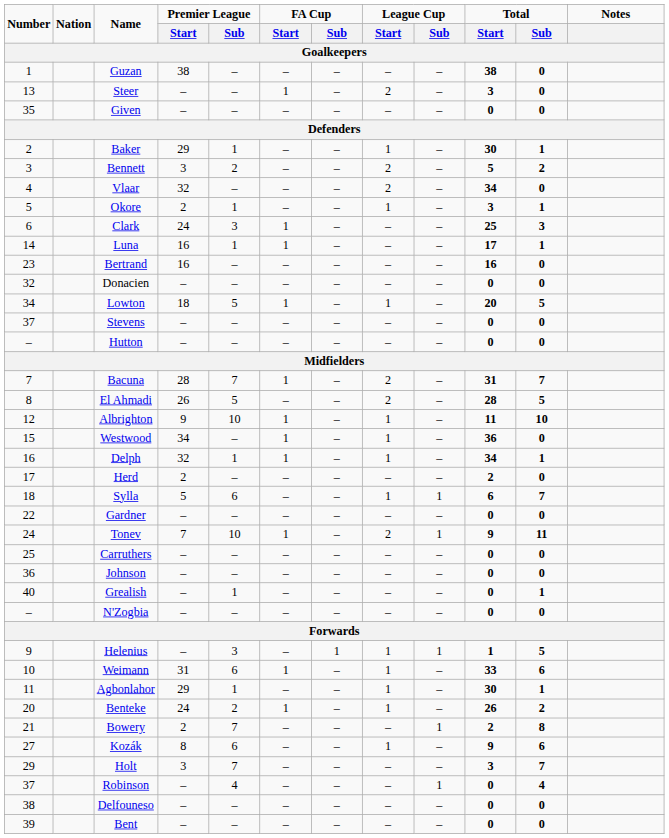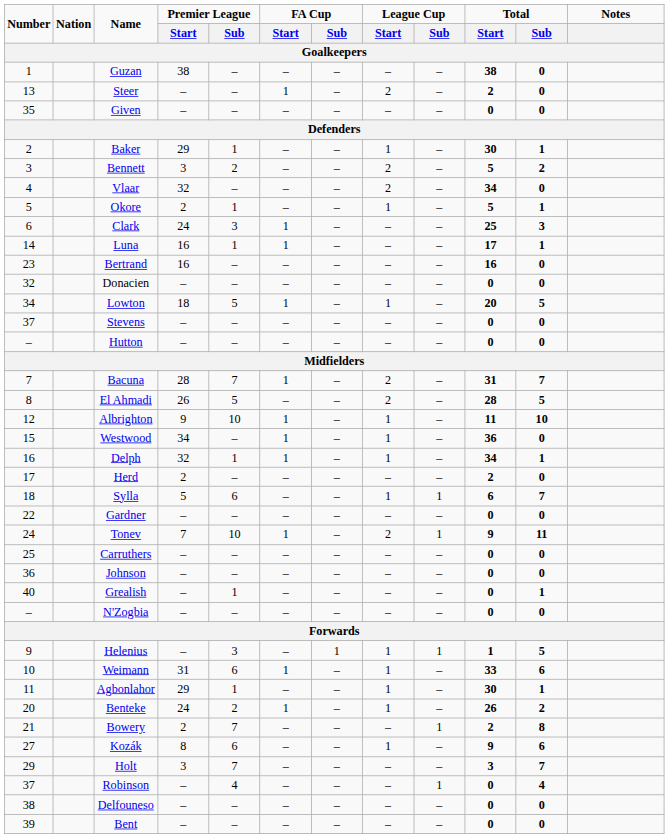(490, 91) 3 -> (490, 91) 2
(490, 206) 3 -> (490, 206) 5
